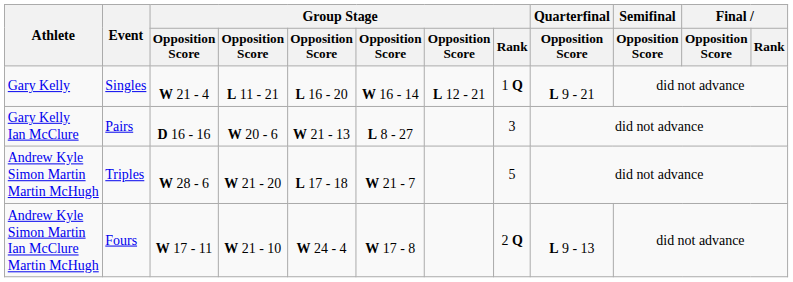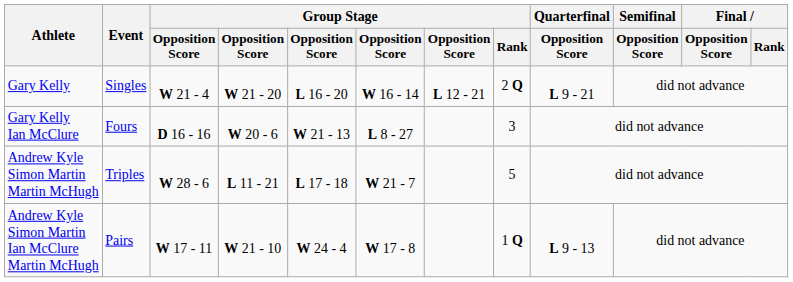(253, 94) L 11 - 21 -> (253, 94) W 21 - 20
(512, 86) 1 Q -> (512, 86) 2 Q
(119, 126) Pairs -> (121, 126) Fours
(253, 183) W 21 - 20 -> (253, 183) L 11 - 21
(121, 240) Fours -> (119, 240) Pairs
(512, 240) 2 Q -> (512, 240) 1 Q
